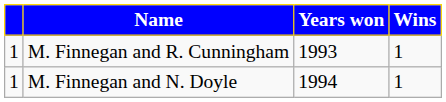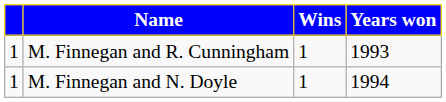columns swapped: (415, 19) <-> (341, 19)
